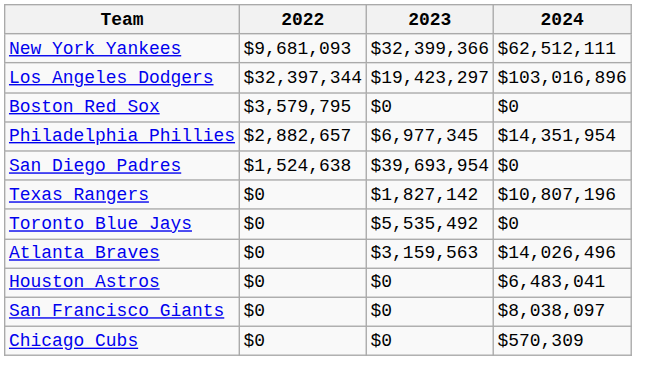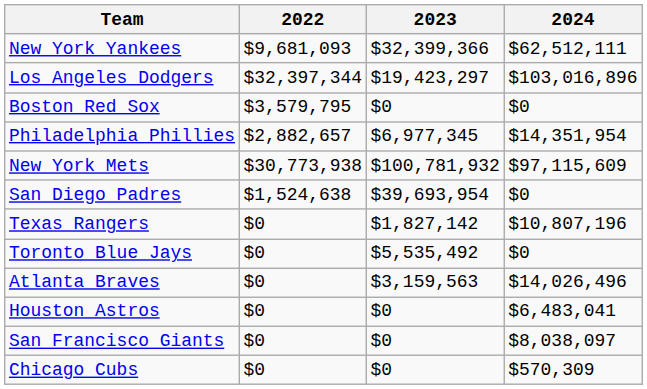+ row: (79, 166)
